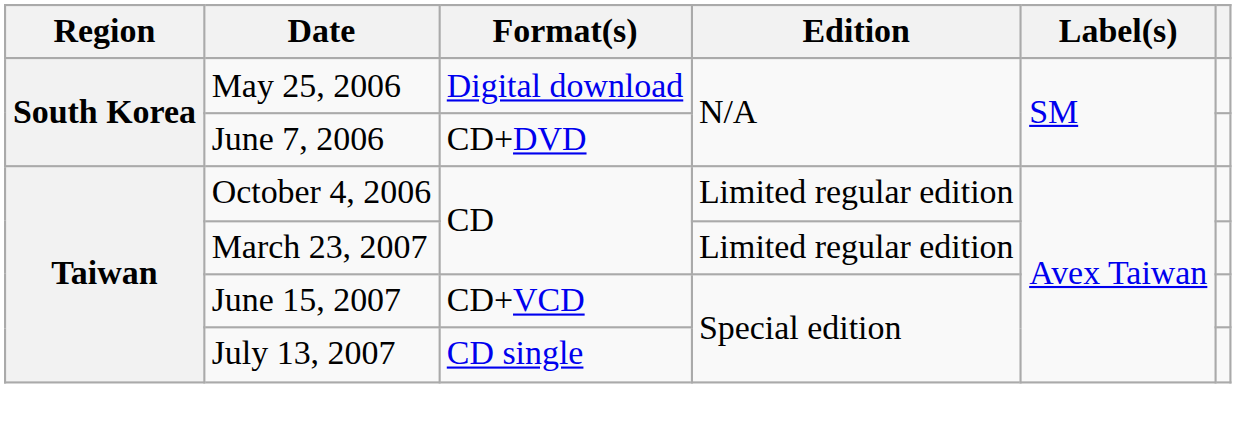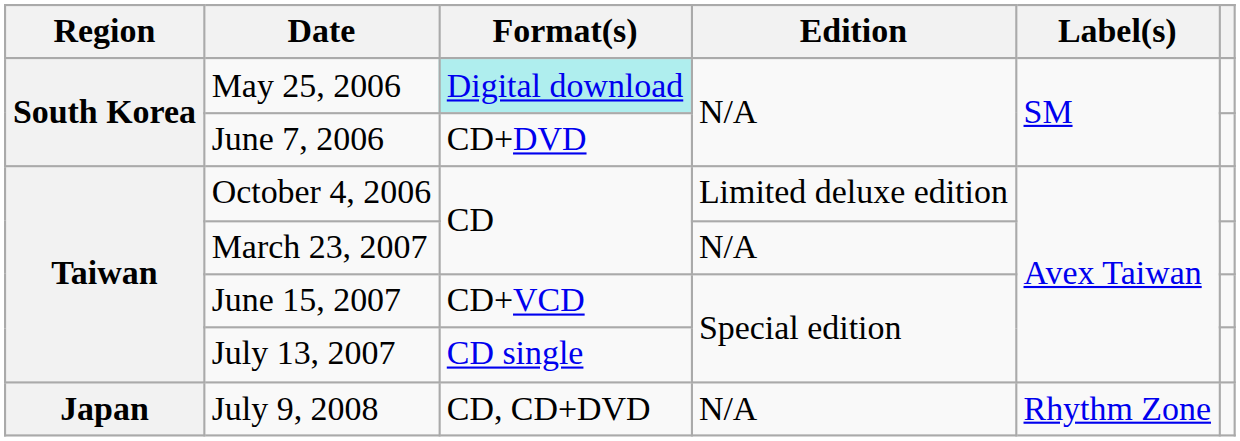(565, 85) no background -> (565, 85) paleturquoise background
(856, 192) Limited regular edition -> (853, 192) Limited deluxe edition
(856, 246) Limited regular edition -> (728, 246) N/A
+ row: (295, 407)
